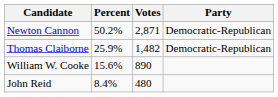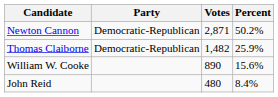columns swapped: (218, 13) <-> (112, 13)
